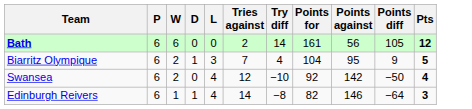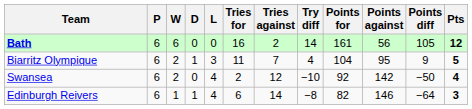+ column: (238, 19)
